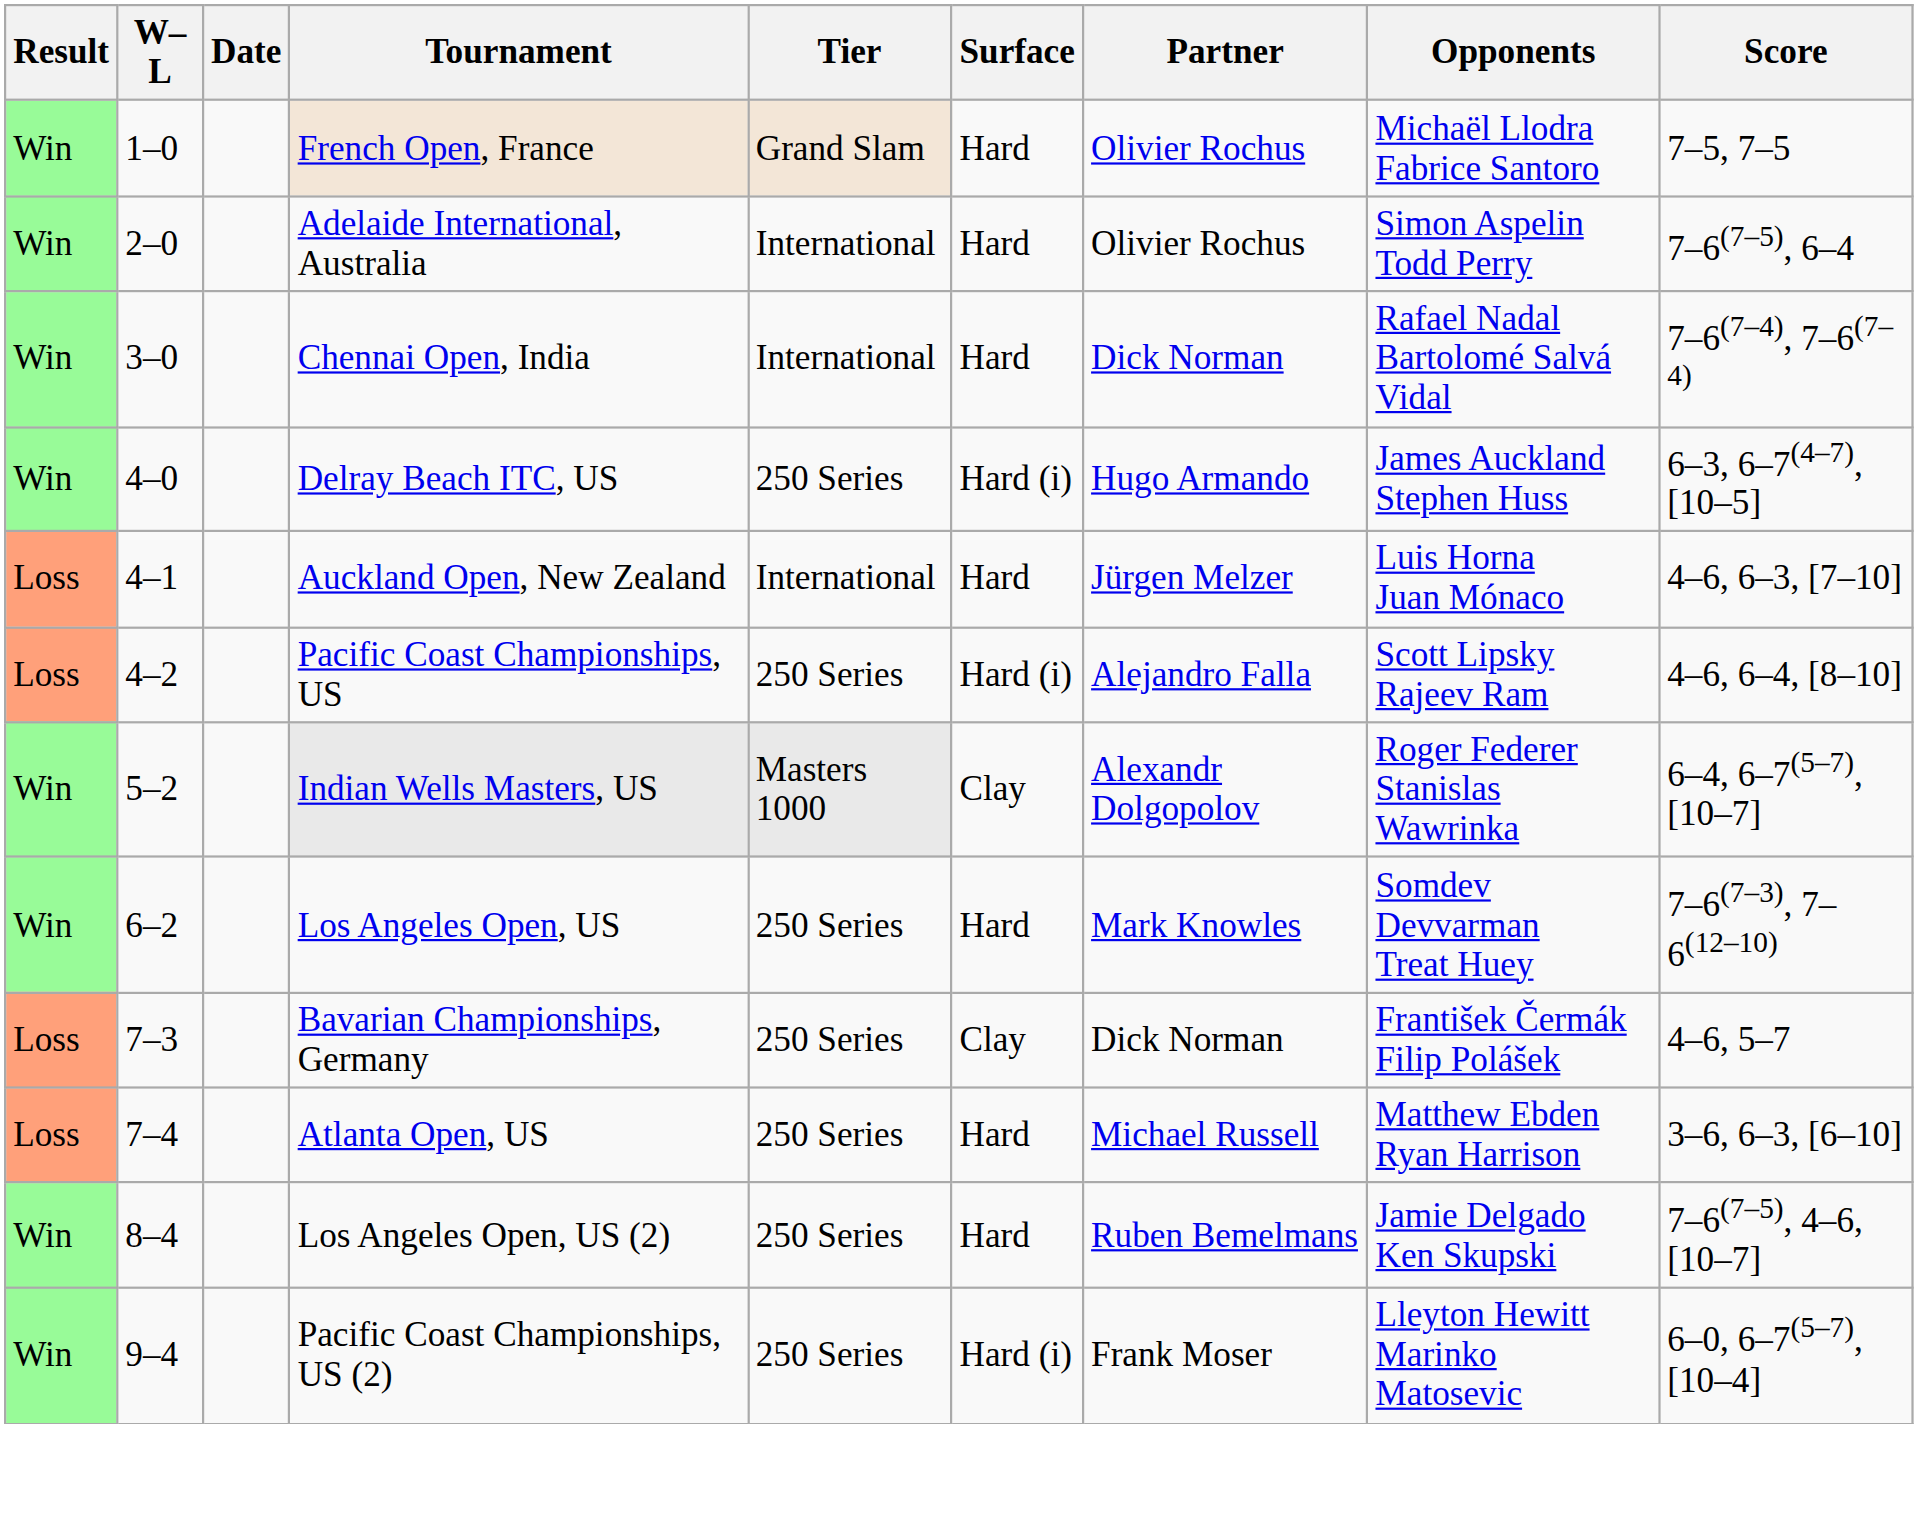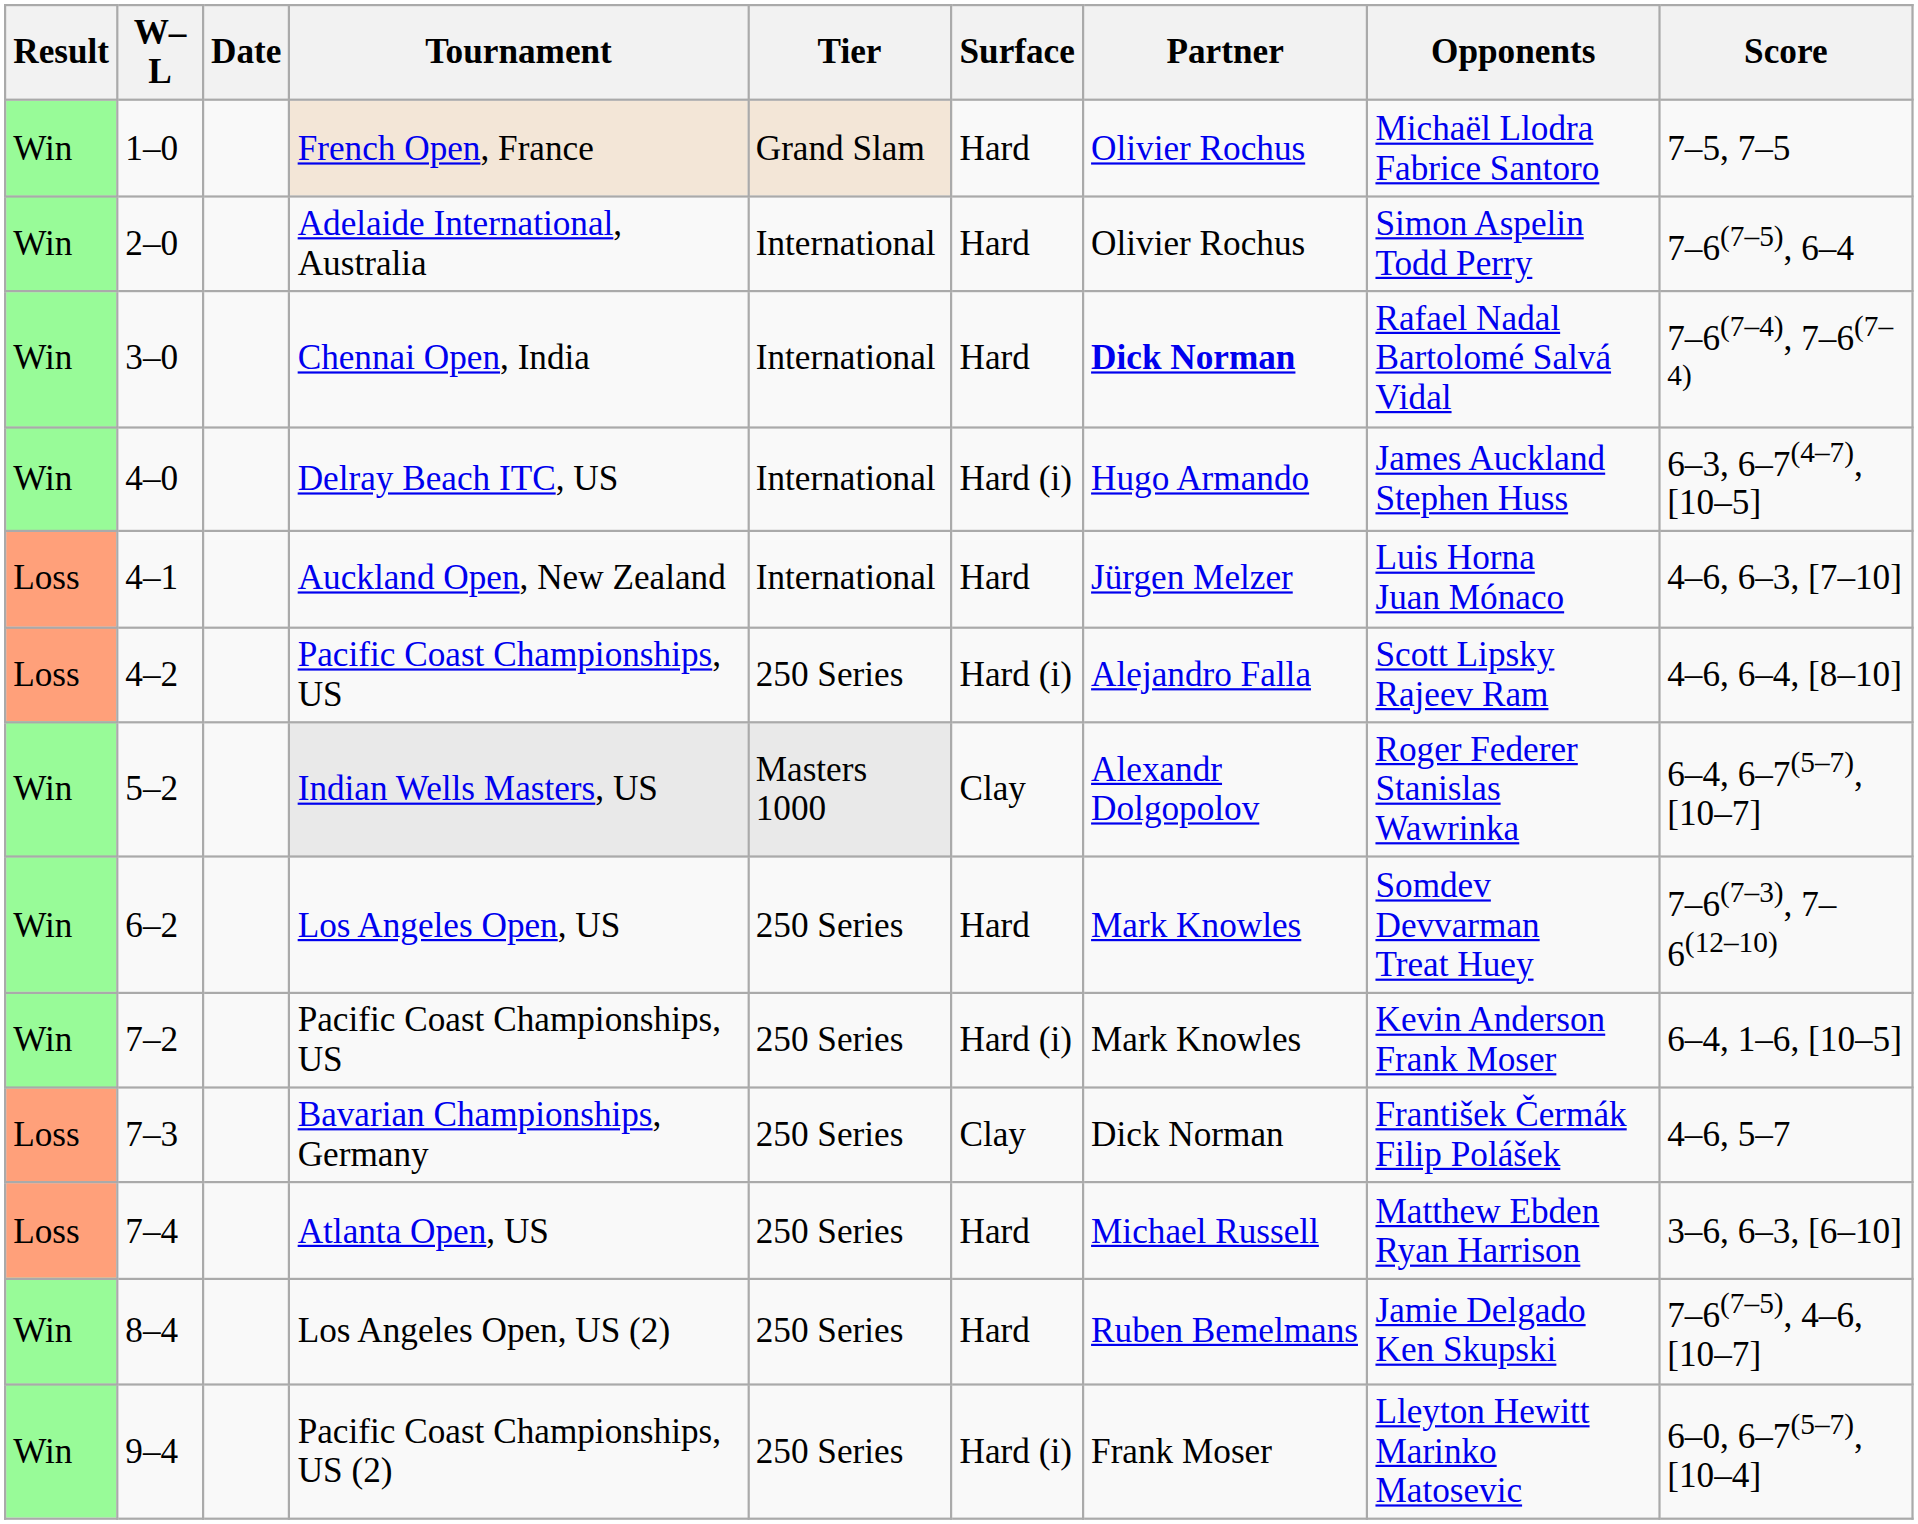(1187, 358) normal -> (1193, 358) bold
(830, 478) 250 Series -> (846, 478) International
+ row: (152, 1039)
